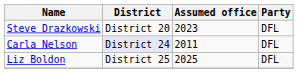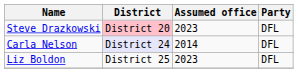(138, 28) no background -> (138, 28) pink background
(186, 44) 2011 -> (186, 44) 2014
(186, 60) 2025 -> (186, 60) 2023
